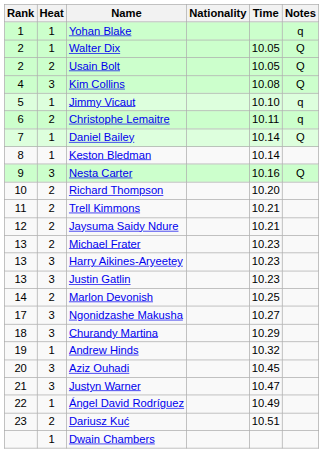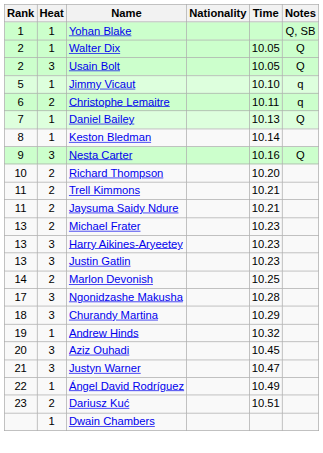(300, 31) q -> (300, 31) Q, SB
(52, 66) 2 -> (52, 66) 3
- row: (97, 84)
(266, 137) 10.14 -> (266, 119) 10.13
(21, 226) 12 -> (21, 208) 11
(266, 315) 10.27 -> (266, 297) 10.28
